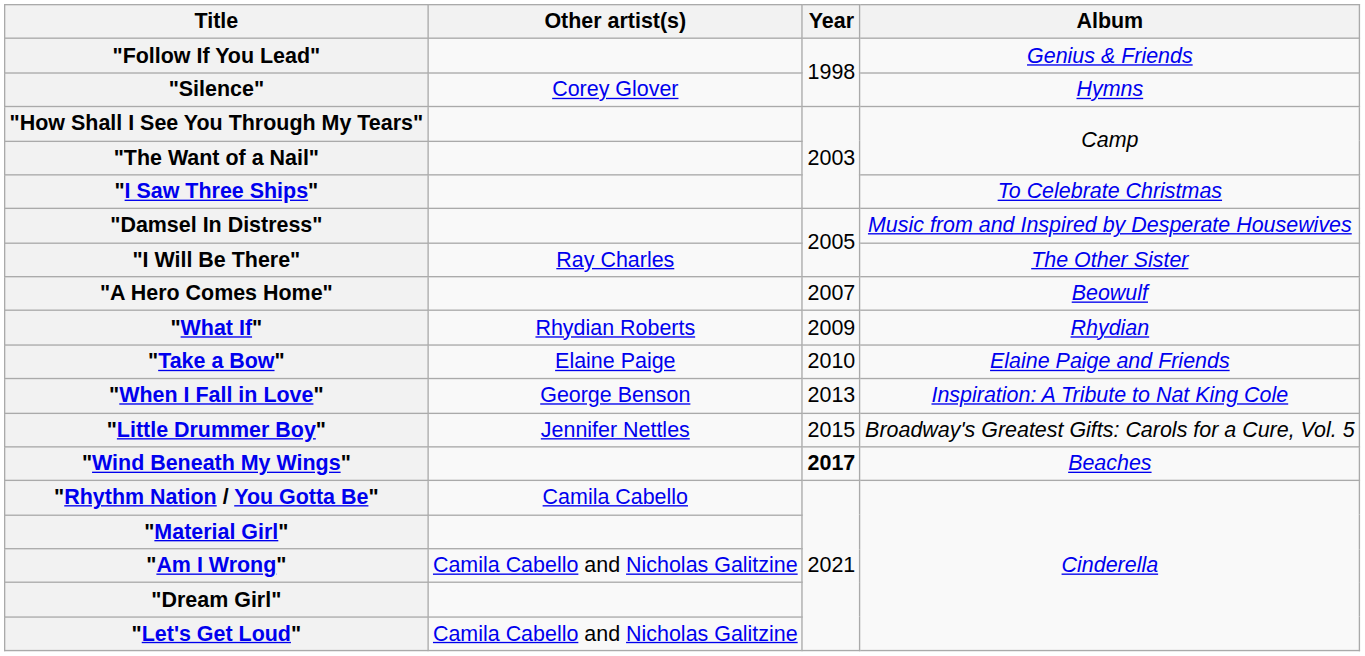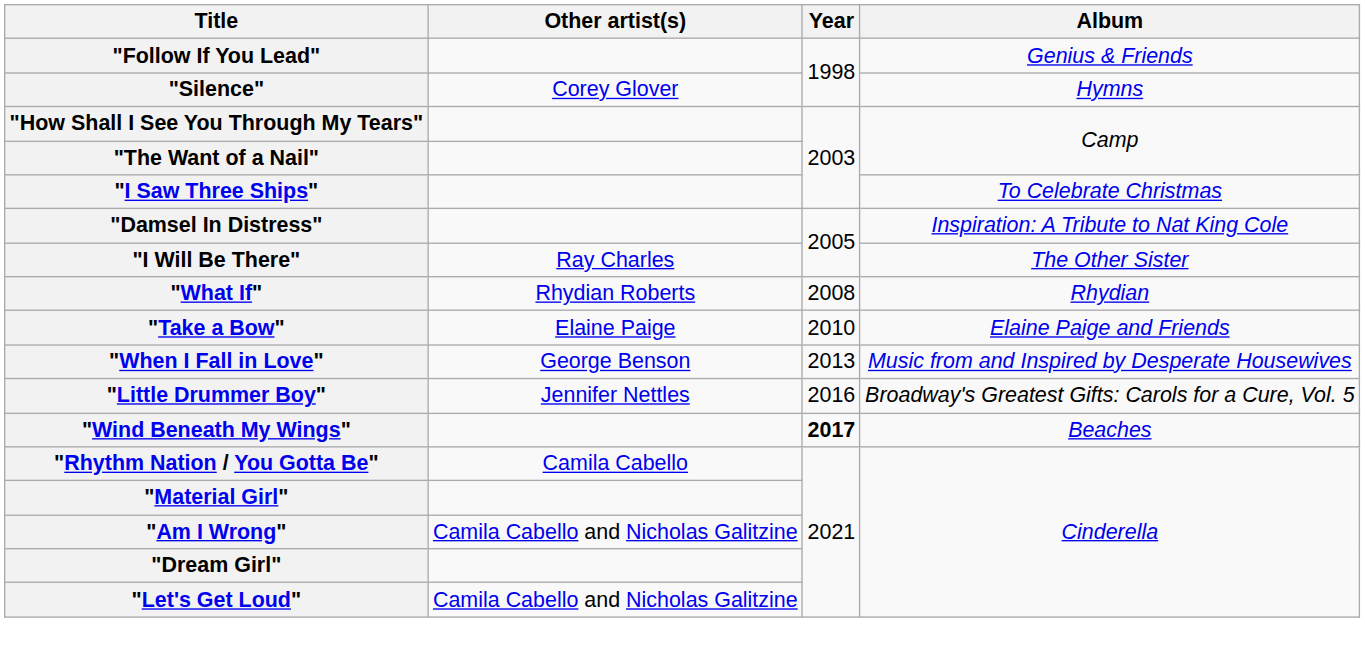(1110, 225) Music from and Inspired by Desperate Housewives -> (1110, 225) Inspiration: A Tribute to Nat King Cole
- row: (216, 293)
(831, 327) 2009 -> (831, 293) 2008
(1110, 395) Inspiration: A Tribute to Nat King Cole -> (1110, 361) Music from and Inspired by Desperate Housewives
(831, 429) 2015 -> (831, 395) 2016
